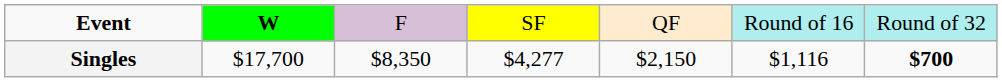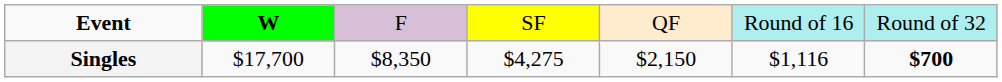(534, 58) $4,277 -> (534, 58) $4,275
